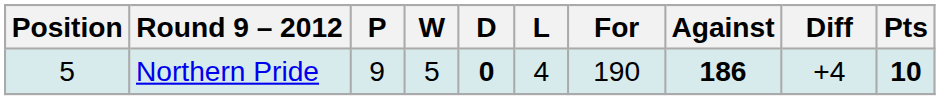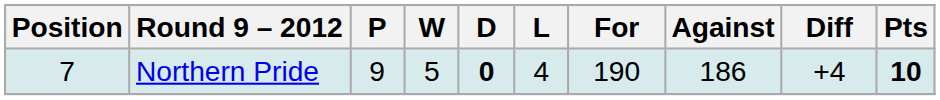(67, 71) 5 -> (67, 71) 7
(723, 71) bold -> (723, 71) normal
